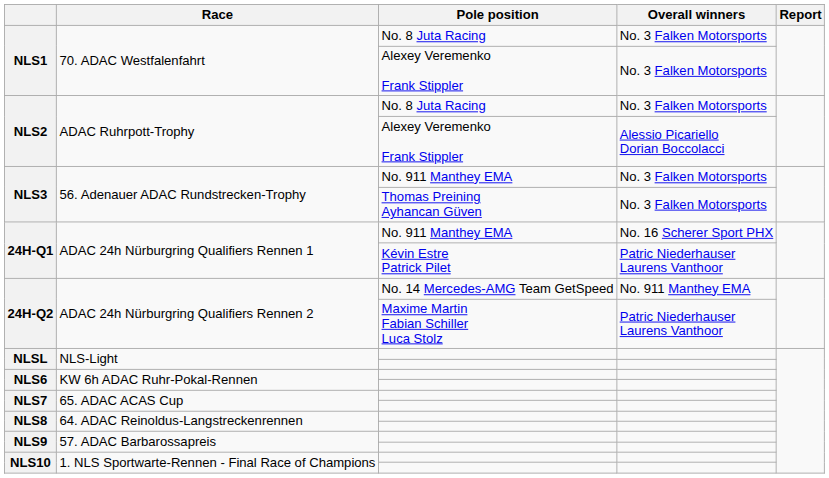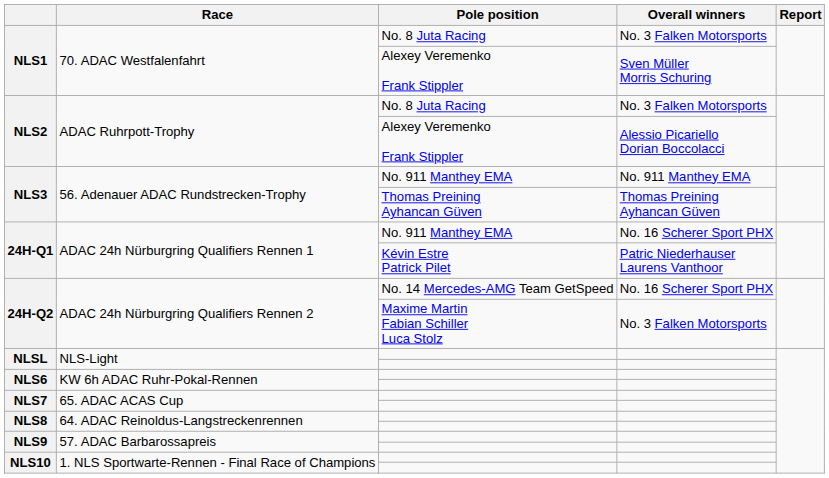(693, 71) No. 3 Falken Motorsports -> (666, 71) Sven Müller Morris Schuring
(693, 177) No. 3 Falken Motorsports -> (685, 177) No. 911 Manthey EMA
(693, 205) No. 3 Falken Motorsports -> (670, 205) Thomas Preining Ayhancan Güven
(685, 289) No. 911 Manthey EMA -> (696, 289) No. 16 Scherer Sport PHX
(678, 324) Patric Niederhauser Laurens Vanthoor -> (693, 324) No. 3 Falken Motorsports
